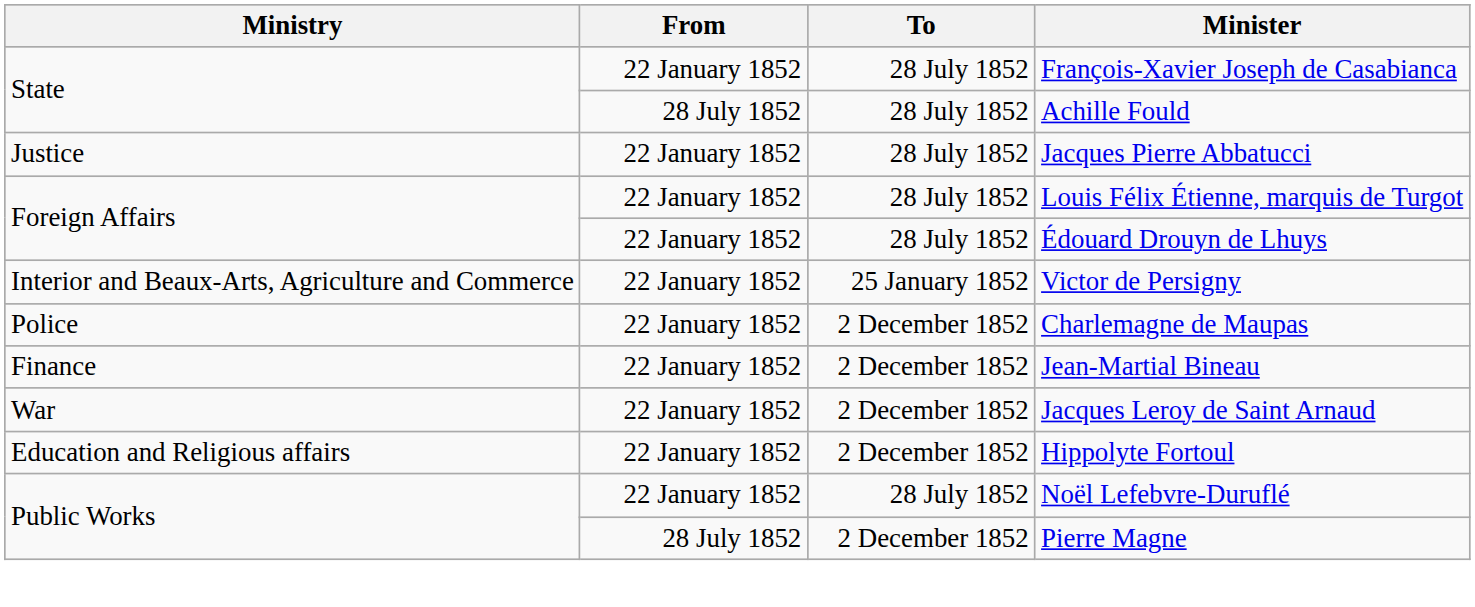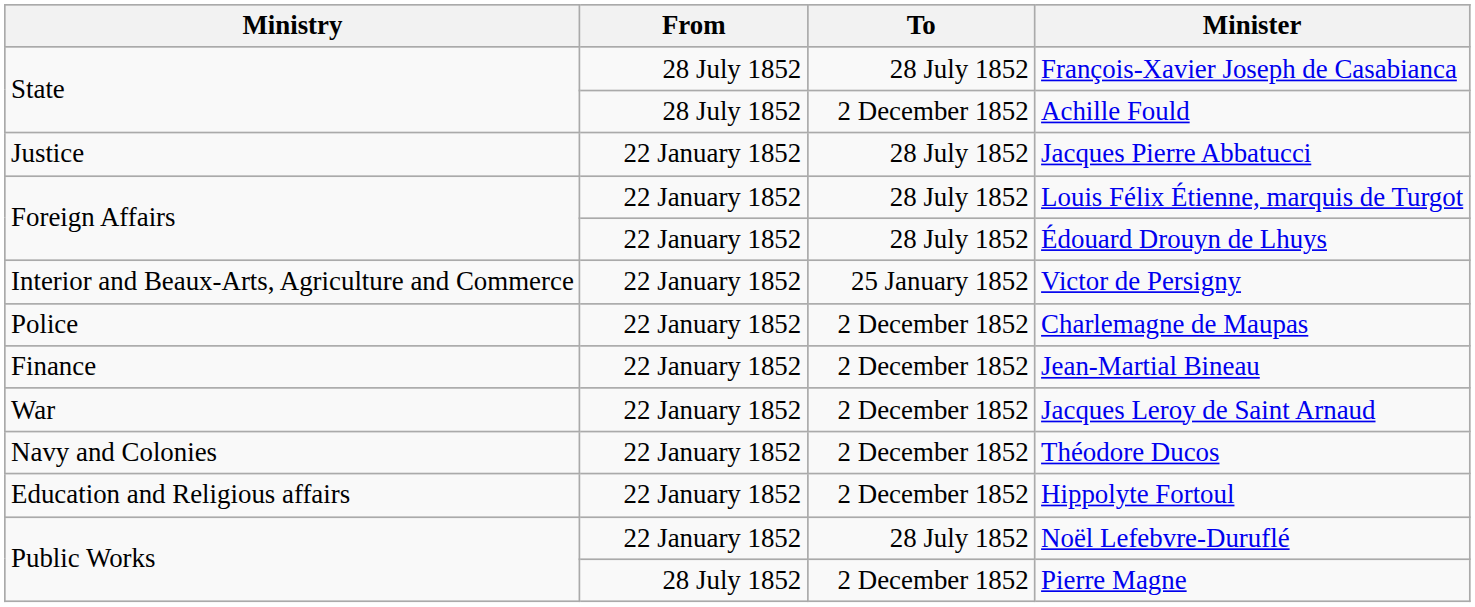(712, 68) 22 January 1852 -> (732, 68) 28 July 1852
(959, 111) 28 July 1852 -> (933, 111) 2 December 1852
+ row: (1130, 452)
